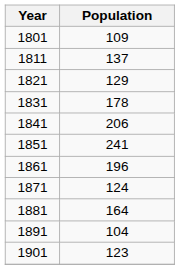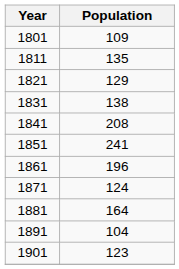(117, 59) 137 -> (117, 59) 135
(117, 102) 178 -> (117, 102) 138
(117, 123) 206 -> (117, 123) 208
